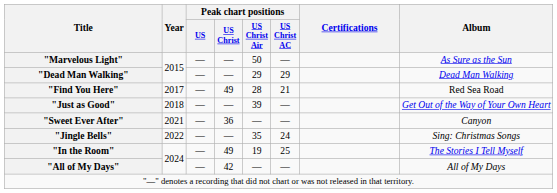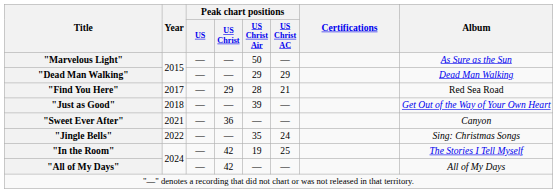(228, 90) 49 -> (228, 90) 29
(228, 151) 49 -> (228, 151) 42
